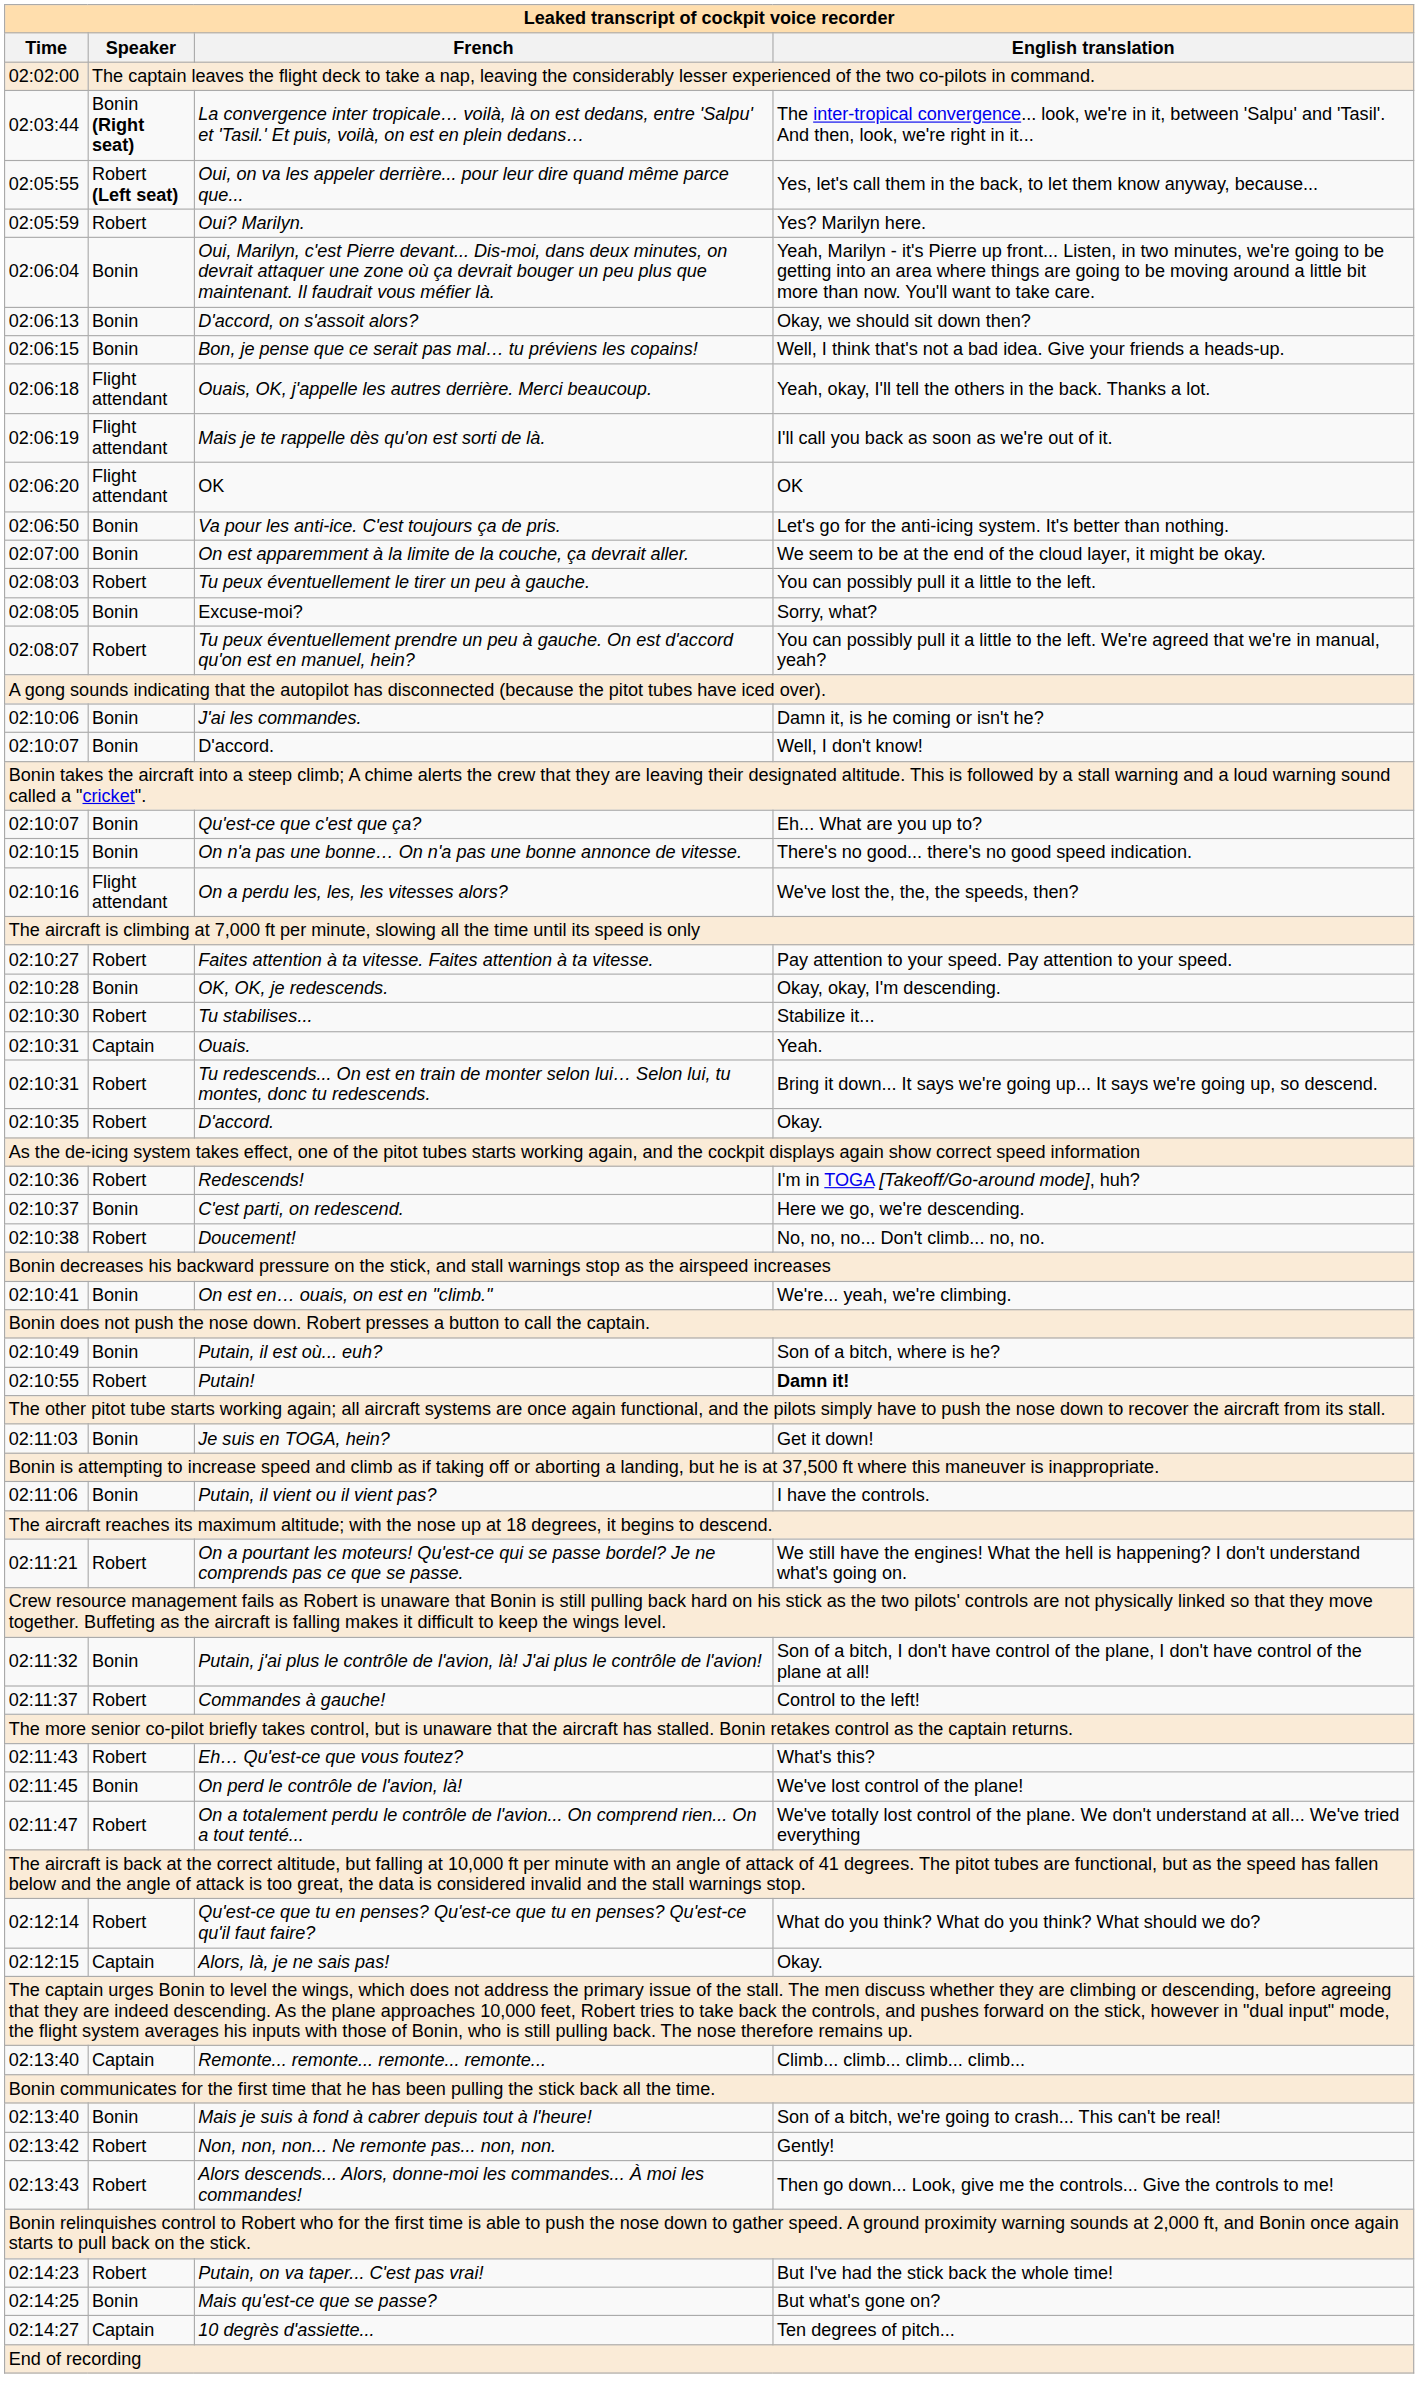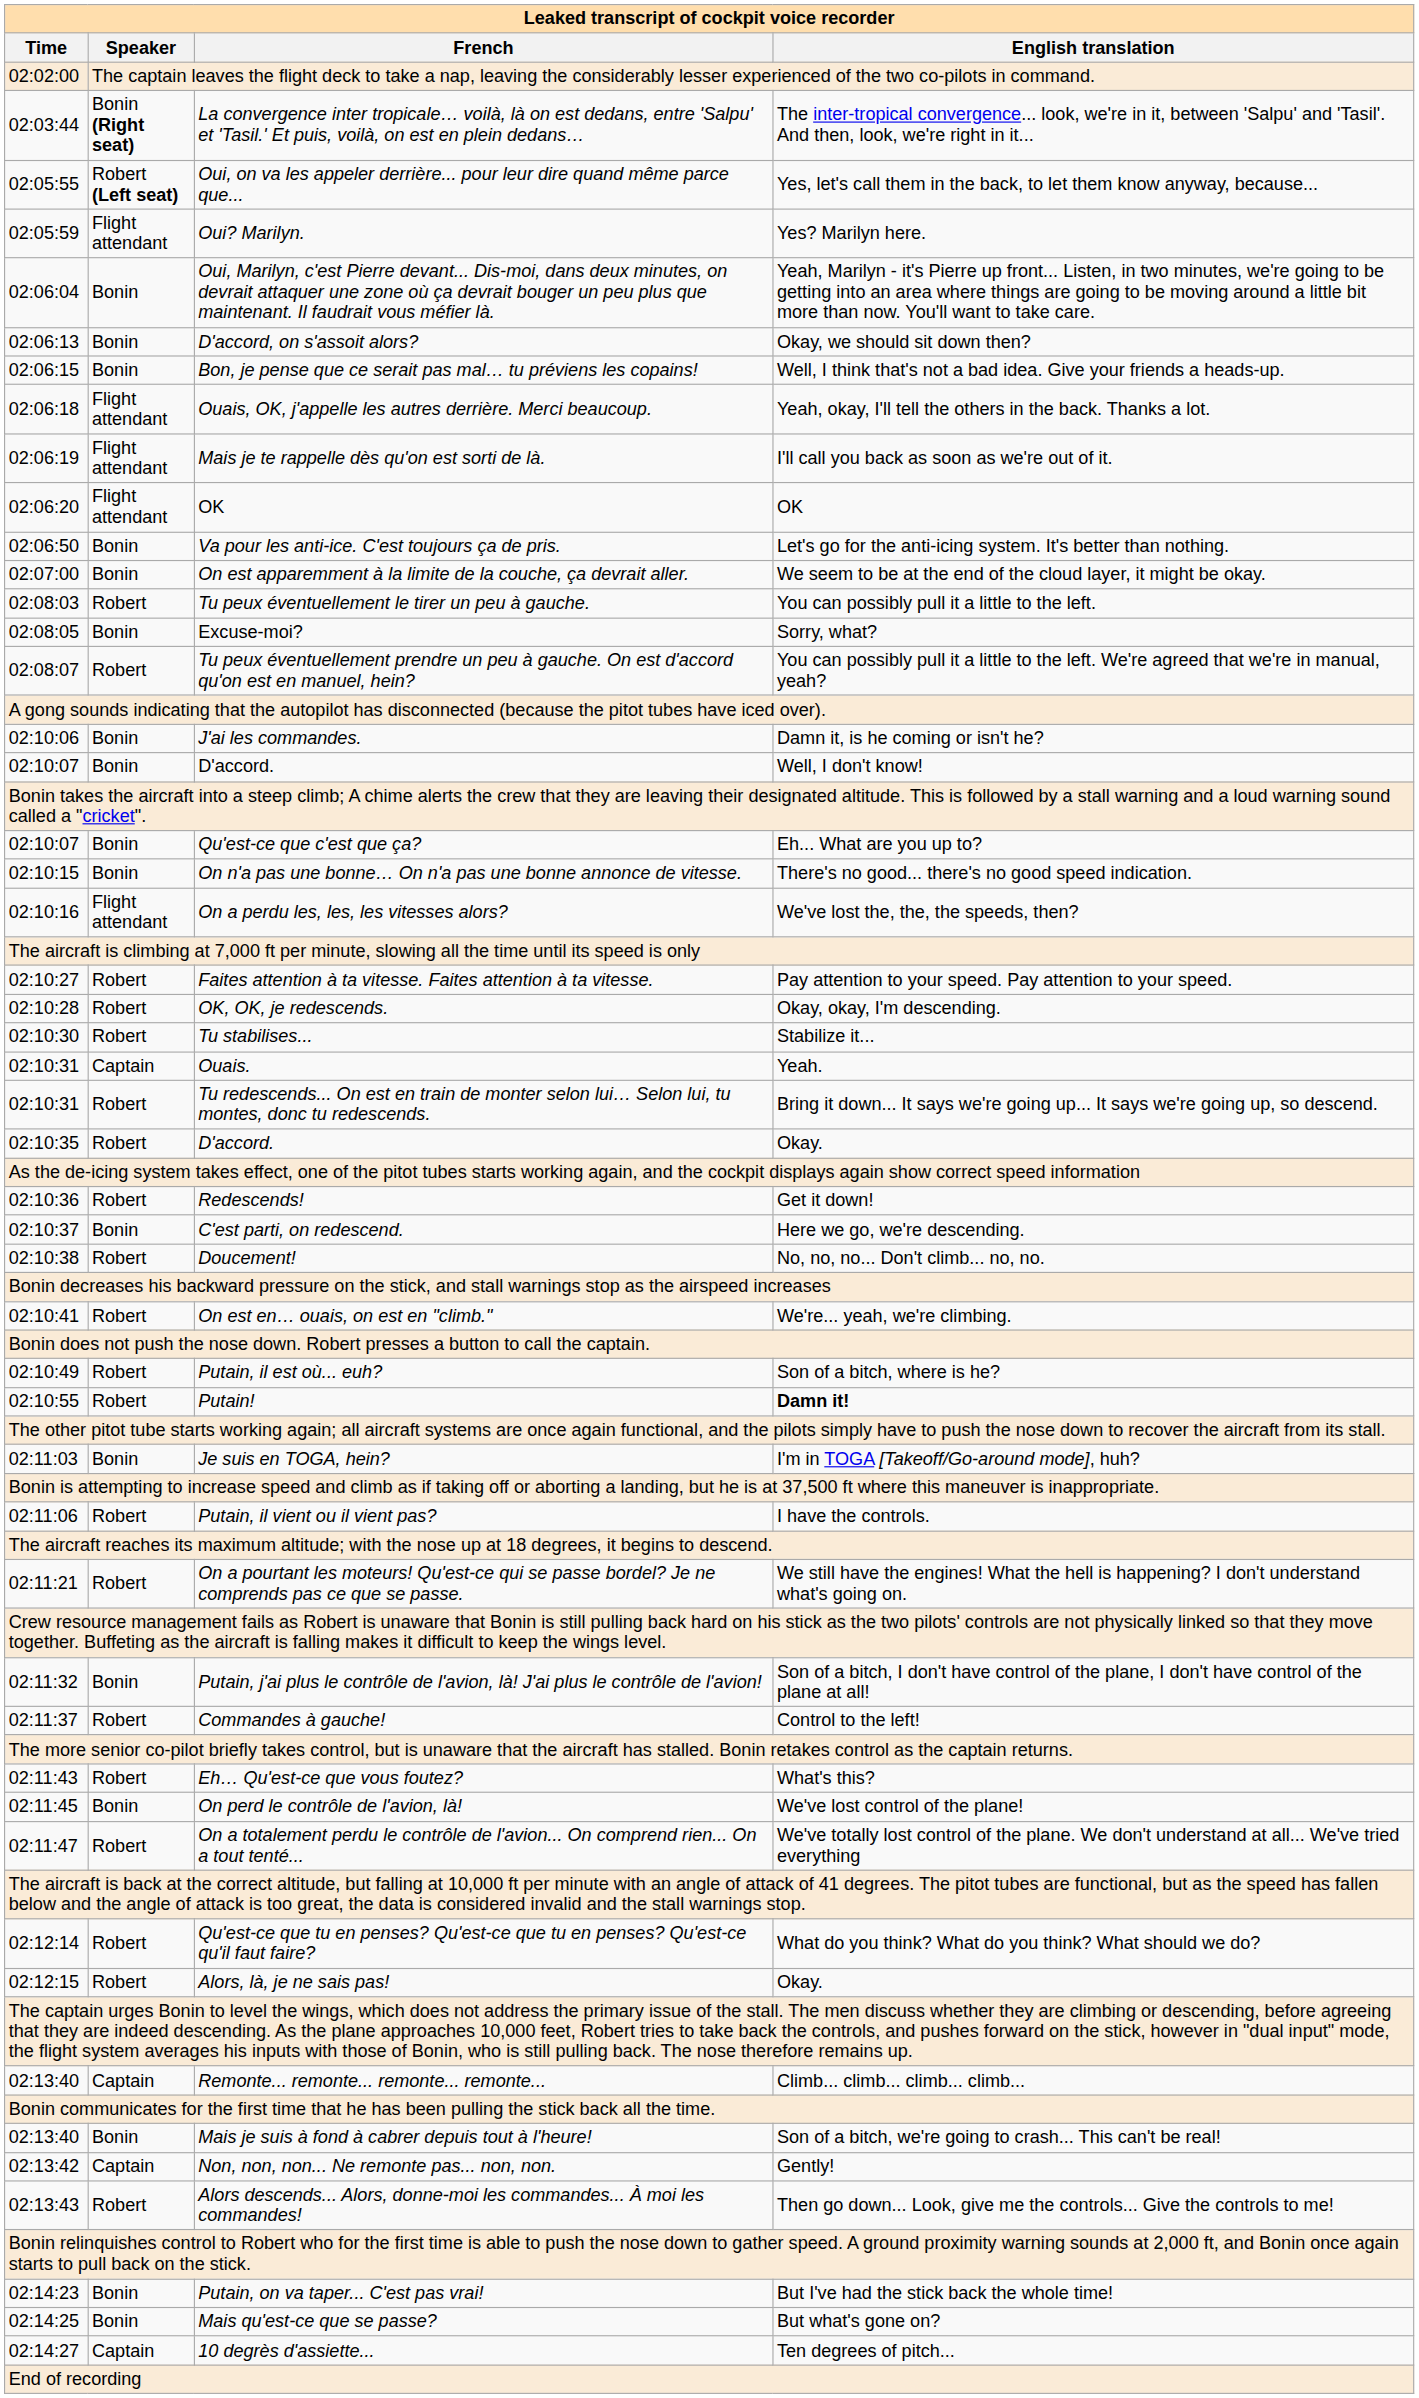(119, 223) Robert -> (130, 233) Flight attendant
(115, 988) Bonin -> (119, 1008) Robert
(958, 1180) I'm in TOGA [Takeoff/Go-around mode], huh? -> (825, 1200) Get it down!
(115, 1295) Bonin -> (119, 1315) Robert
(115, 1352) Bonin -> (119, 1372) Robert
(825, 1438) Get it down! -> (958, 1458) I'm in TOGA [Takeoff/Go-around mode], huh?
(115, 1495) Bonin -> (119, 1516) Robert
(123, 1962) Captain -> (119, 1982) Robert
(119, 2146) Robert -> (123, 2166) Captain
(119, 2272) Robert -> (115, 2293) Bonin
